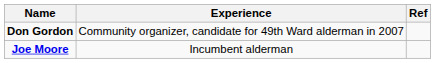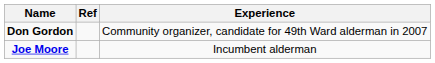columns swapped: (241, 13) <-> (418, 13)
